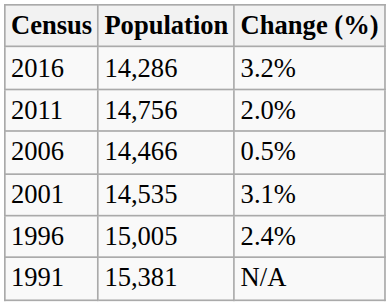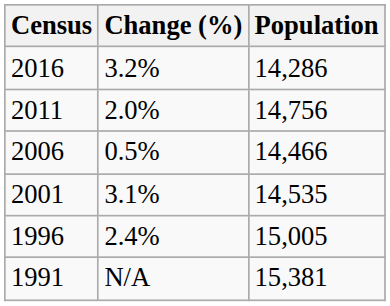columns swapped: (166, 25) <-> (310, 25)
